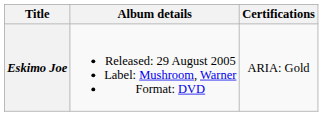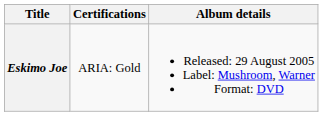columns swapped: (155, 14) <-> (279, 14)
